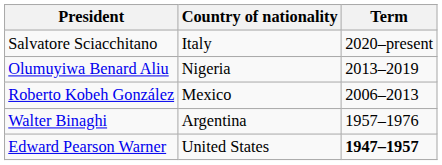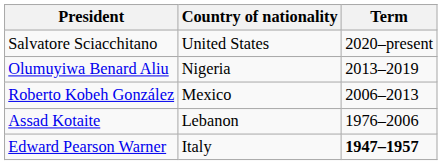(197, 43) Italy -> (225, 43) United States
+ row: (54, 120)
- row: (58, 120)
(225, 146) United States -> (197, 146) Italy
